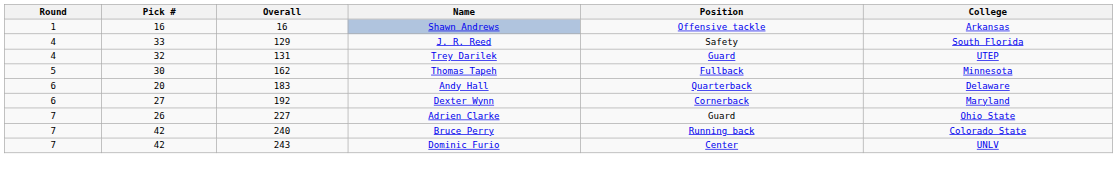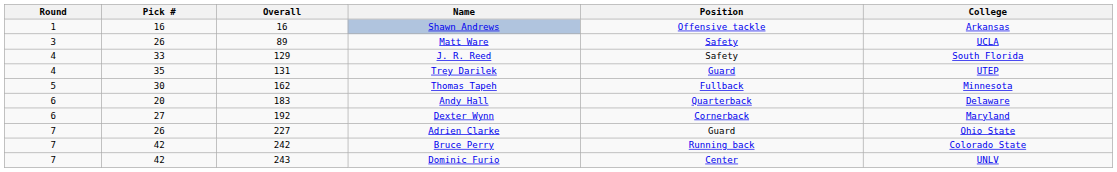+ row: (464, 41)
(159, 56) 32 -> (159, 71) 35
(282, 130) 240 -> (282, 145) 242
